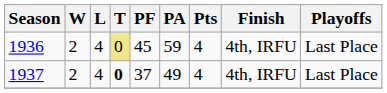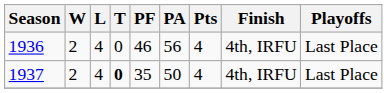(119, 46) khaki background -> (119, 46) no background
(143, 46) 45 -> (143, 46) 46
(172, 46) 59 -> (172, 46) 56
(143, 74) 37 -> (143, 74) 35
(172, 74) 49 -> (172, 74) 50
